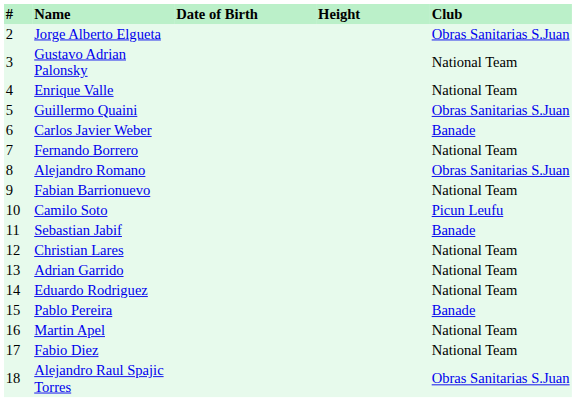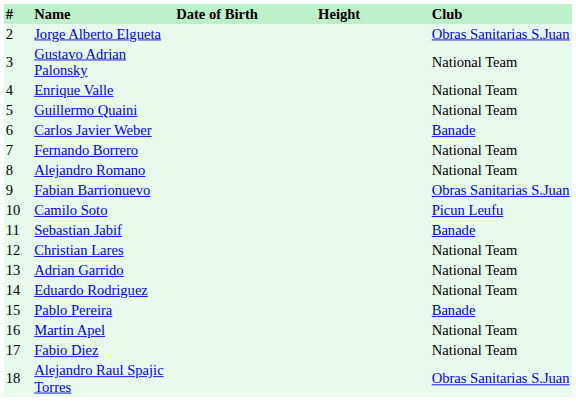(501, 110) Obras Sanitarias S.Juan -> (475, 110) National Team
(501, 170) Obras Sanitarias S.Juan -> (475, 170) National Team
(475, 190) National Team -> (501, 190) Obras Sanitarias S.Juan
